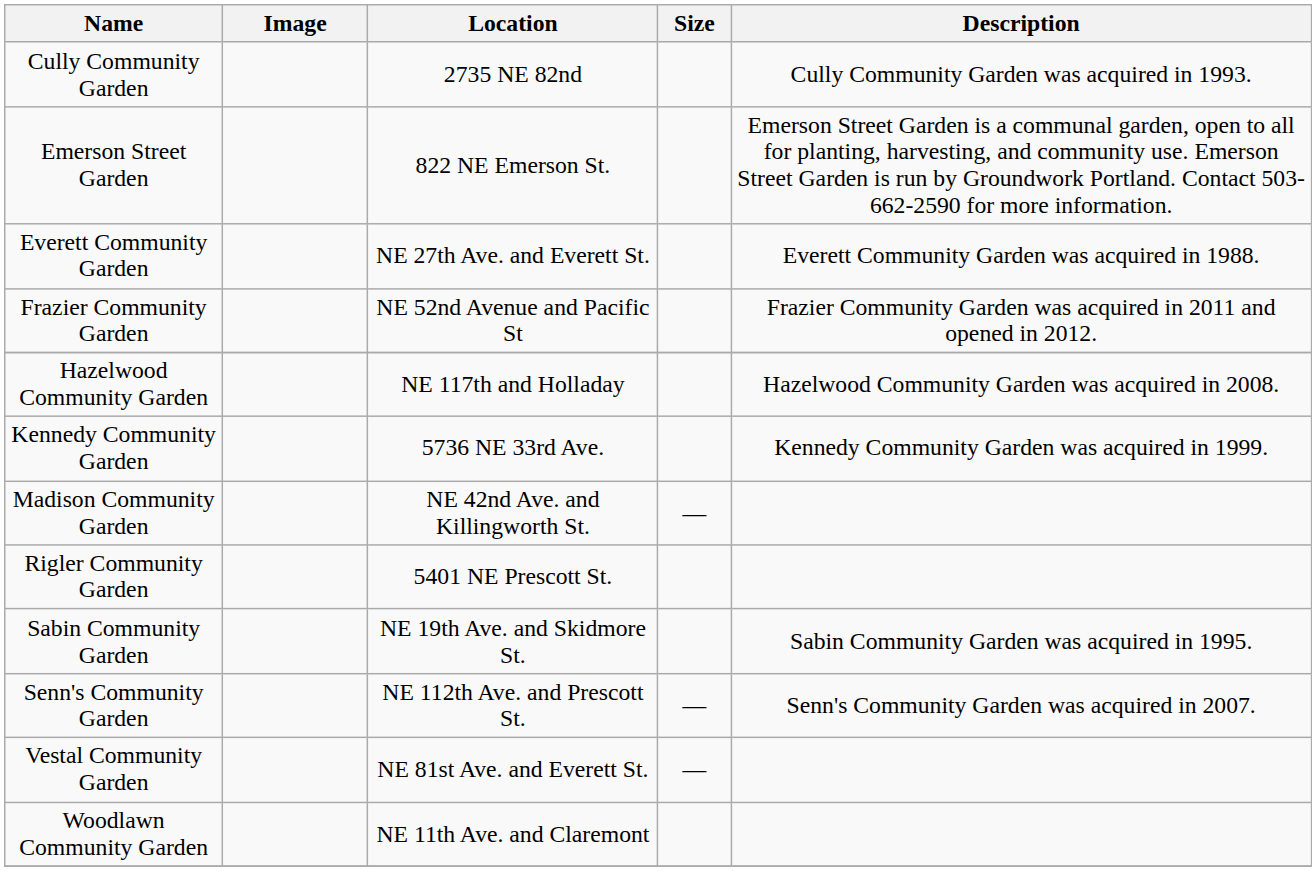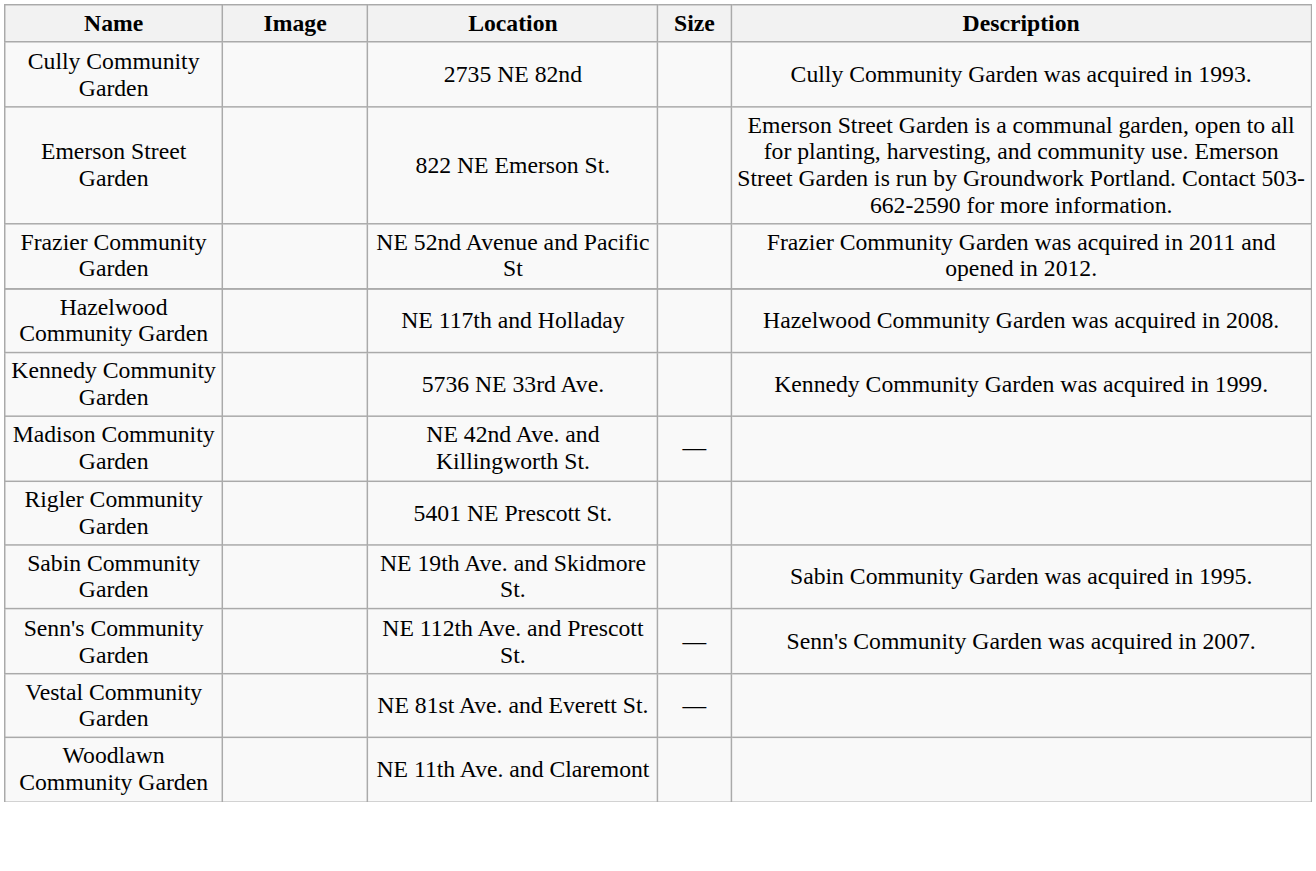- row: (114, 255)
